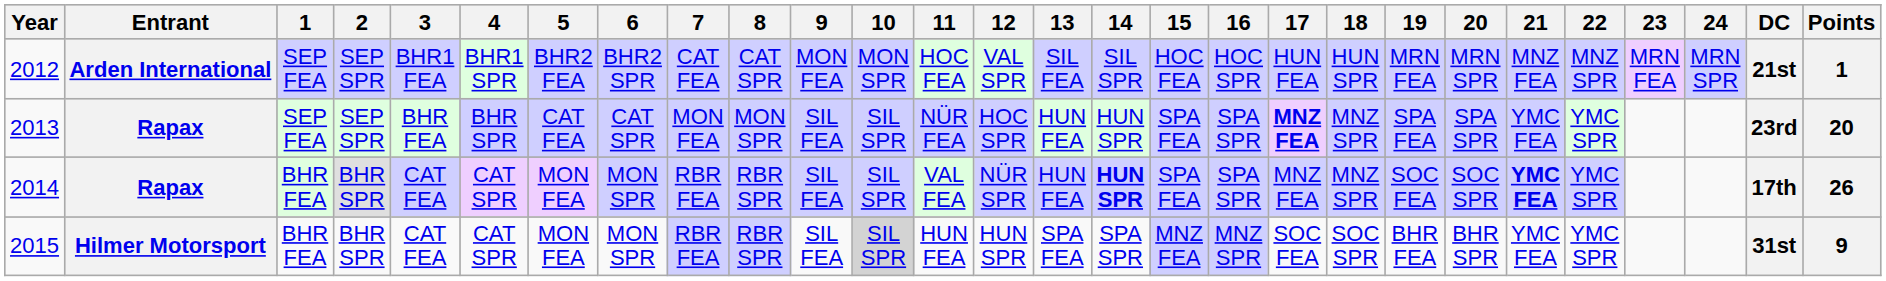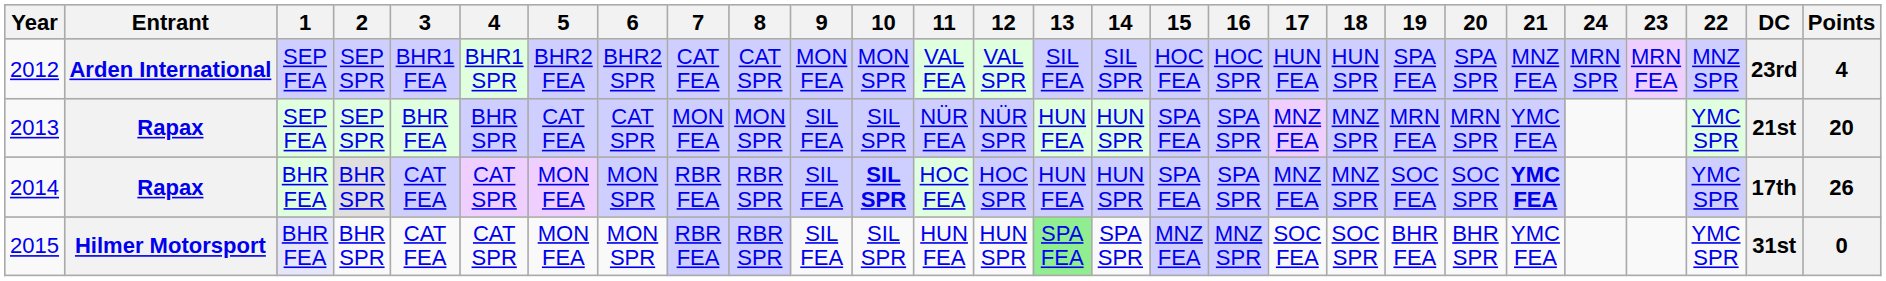columns swapped: (1595, 22) <-> (1715, 22)
(944, 69) HOC FEA -> (944, 69) VAL FEA
(1415, 69) MRN FEA -> (1415, 69) SPA FEA
(1475, 69) MRN SPR -> (1475, 69) SPA SPR
(1774, 69) 21st -> (1774, 69) 23rd
(1842, 69) 1 -> (1842, 69) 4
(1003, 128) HOC SPR -> (1003, 128) NÜR SPR
(1297, 128) bold -> (1297, 128) normal
(1415, 128) SPA FEA -> (1415, 128) MRN FEA
(1475, 128) SPA SPR -> (1475, 128) MRN SPR
(1774, 128) 23rd -> (1774, 128) 21st
(883, 187) normal -> (883, 187) bold
(944, 187) VAL FEA -> (944, 187) HOC FEA
(1003, 187) NÜR SPR -> (1003, 187) HOC SPR
(1120, 187) bold -> (1120, 187) normal
(305, 246) no background -> (305, 246) lavender background
(883, 246) lightgrey background -> (883, 246) no background
(1062, 246) no background -> (1062, 246) lightgreen background
(1842, 246) 9 -> (1842, 246) 0
